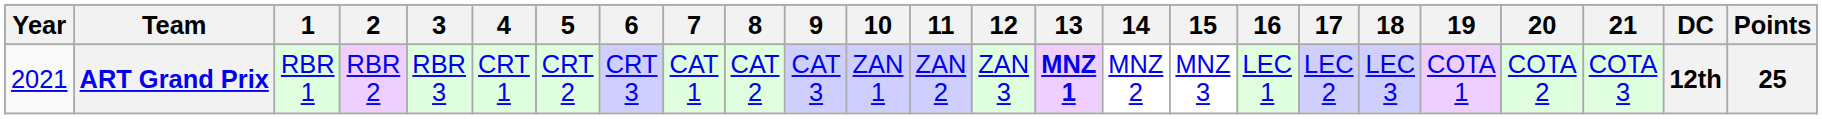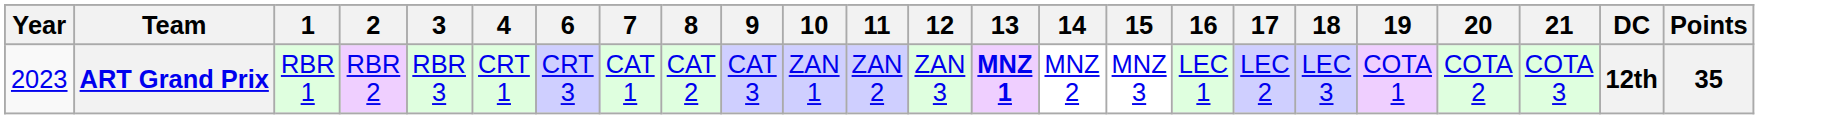- column: (568, 25)
(39, 79) 2021 -> (39, 79) 2023
(1773, 79) 25 -> (1709, 79) 35
